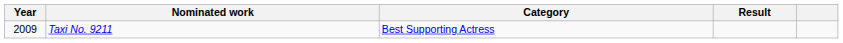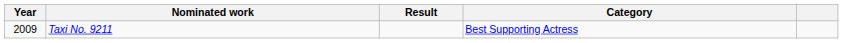columns swapped: (546, 12) <-> (755, 12)
